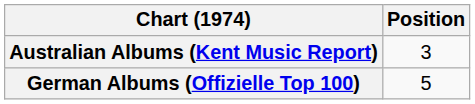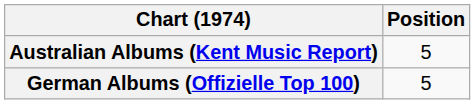(426, 51) 3 -> (426, 51) 5
